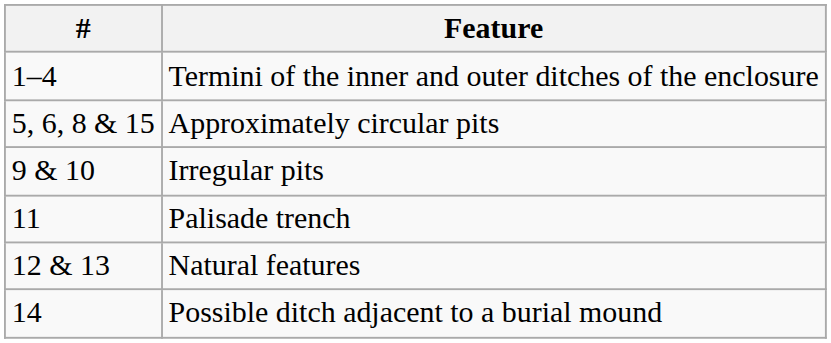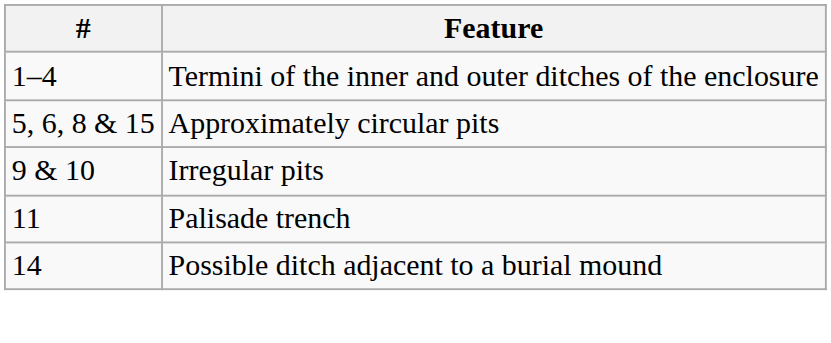- row: (265, 265)
